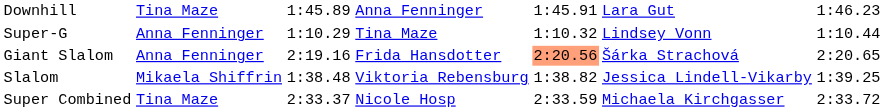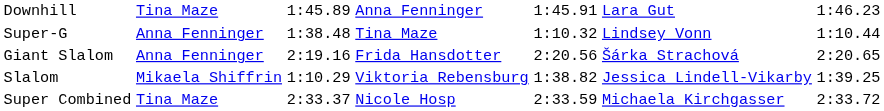(319, 34) 1:10.29 -> (319, 34) 1:38.48
(565, 56) lightsalmon background -> (565, 56) no background
(319, 78) 1:38.48 -> (319, 78) 1:10.29
